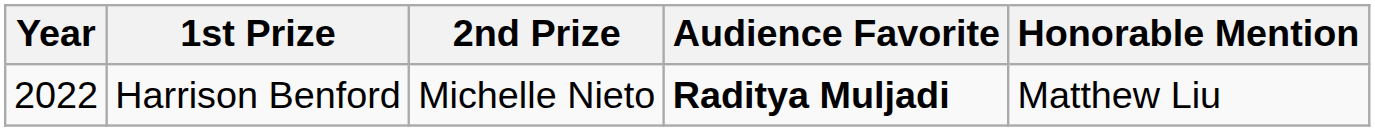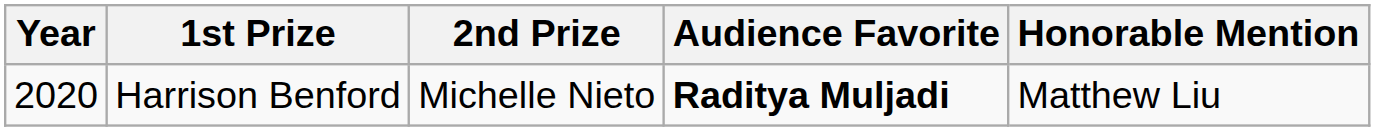(56, 94) 2022 -> (56, 94) 2020
